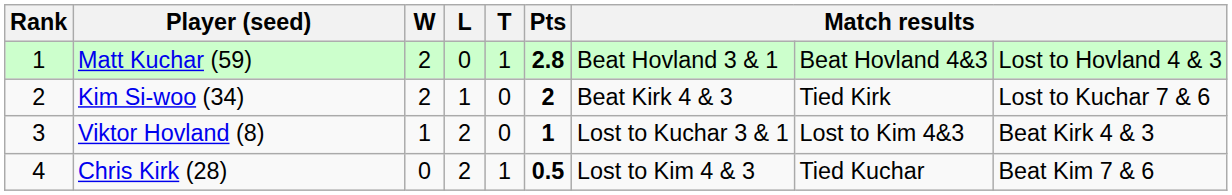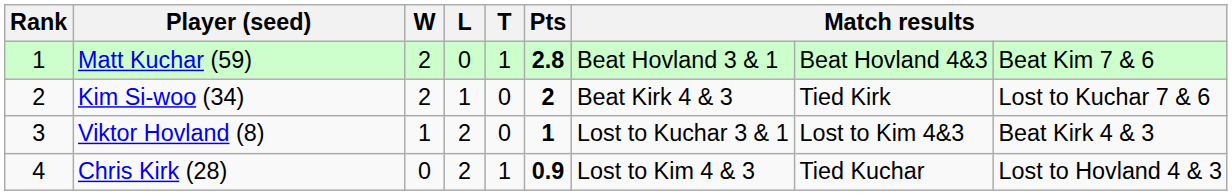(1110, 60) Lost to Hovland 4 & 3 -> (1076, 60) Beat Kim 7 & 6
(548, 171) 0.5 -> (548, 171) 0.9
(1076, 171) Beat Kim 7 & 6 -> (1110, 171) Lost to Hovland 4 & 3
